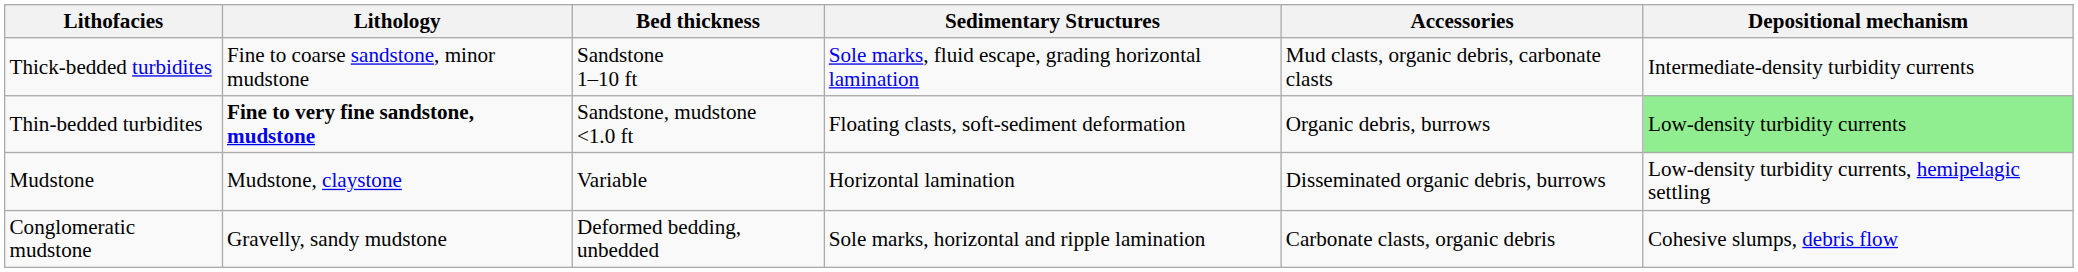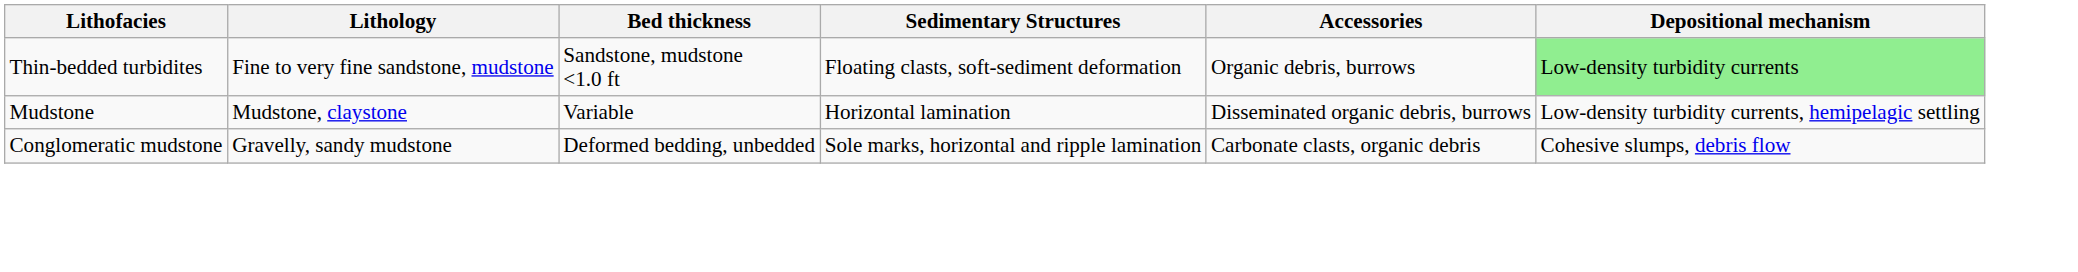- row: (111, 66)
(351, 123) bold -> (393, 66) normal
